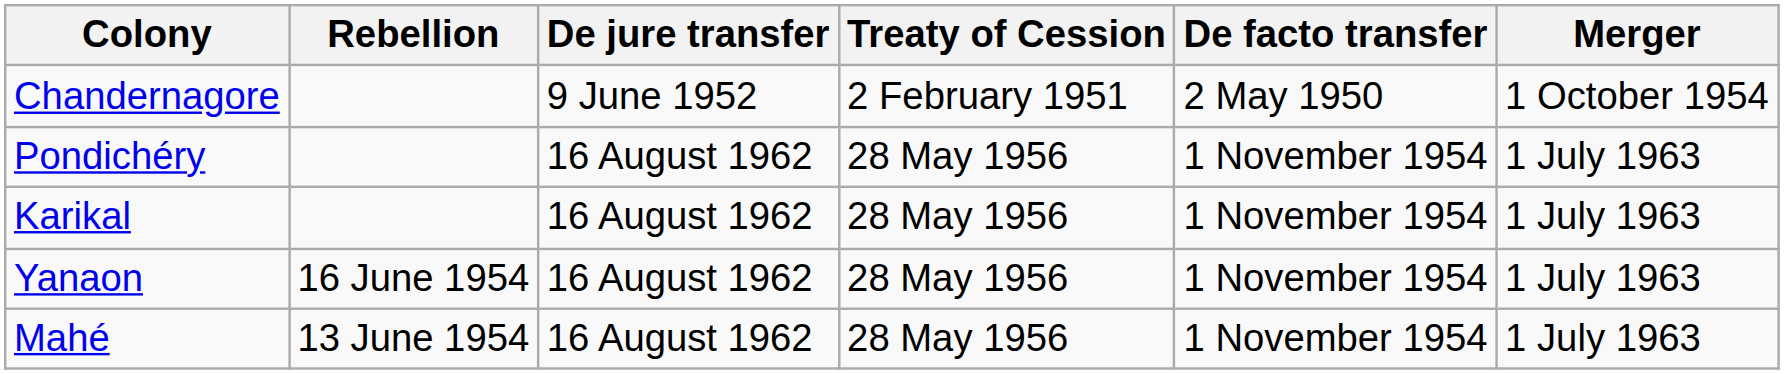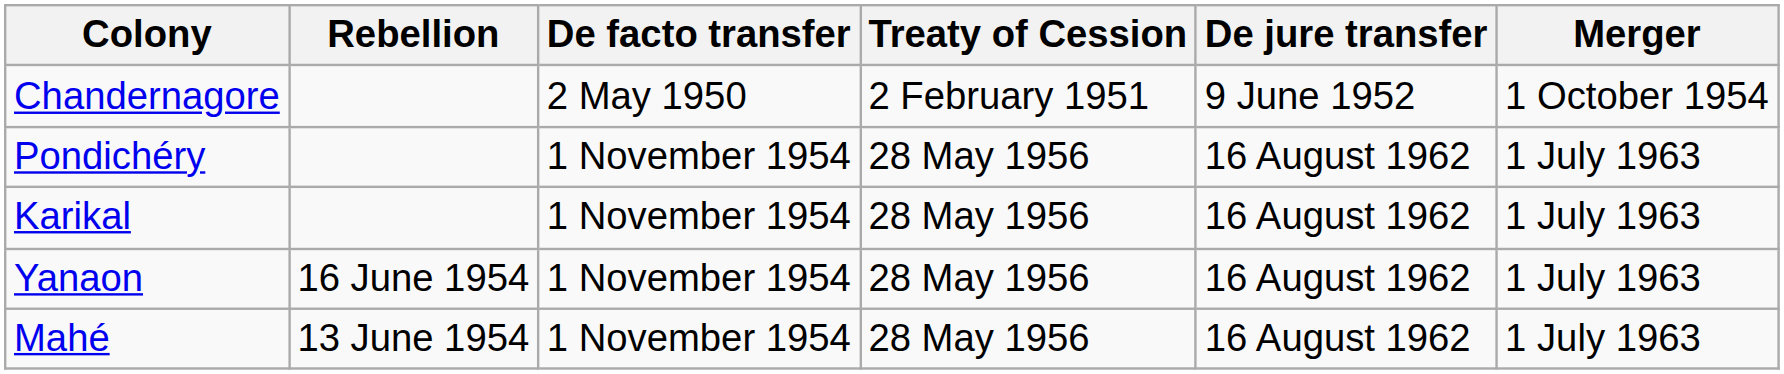columns swapped: (1335, 34) <-> (688, 34)
